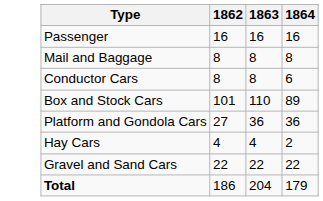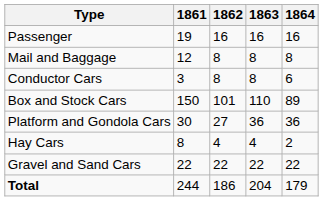+ column: (192, 15)
